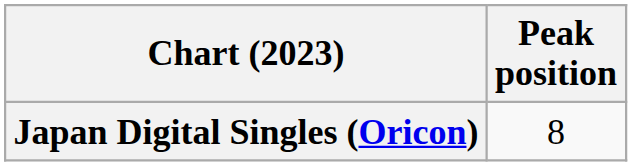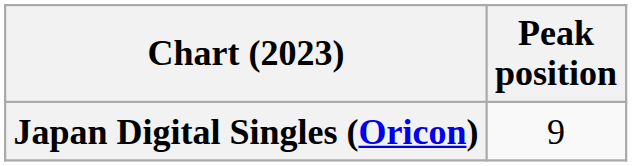(556, 130) 8 -> (556, 130) 9
